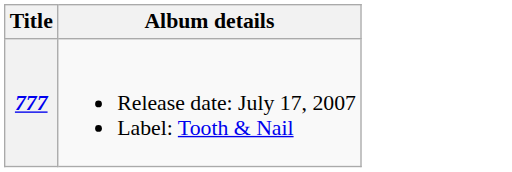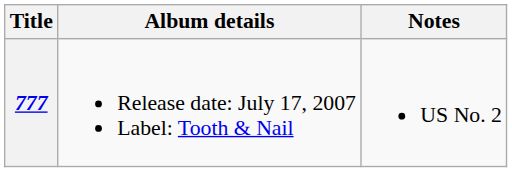+ column: (434, 21)
